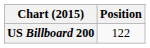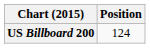(121, 33) 122 -> (121, 33) 124
